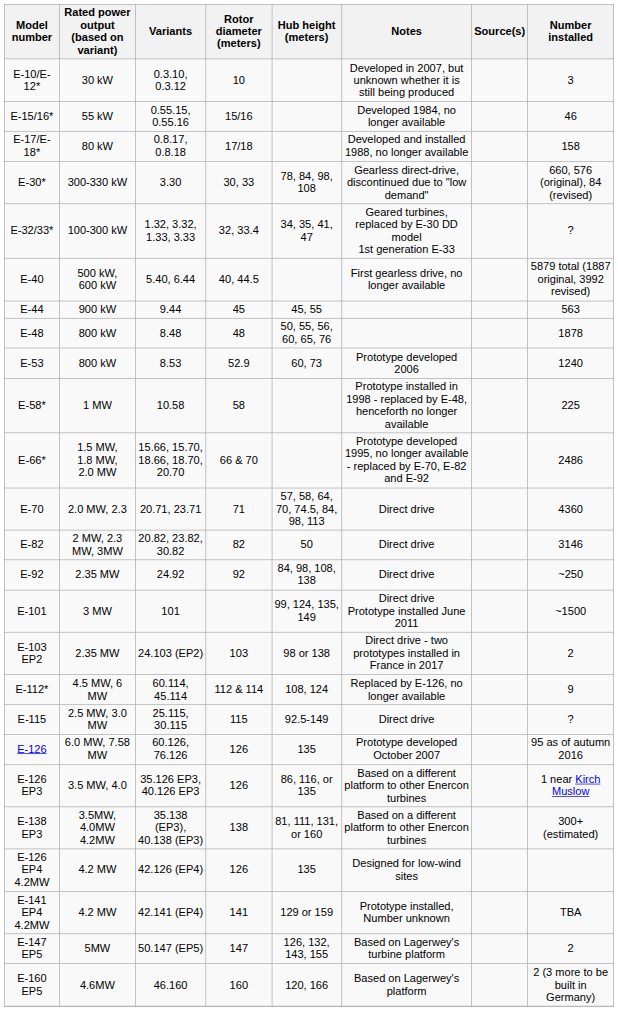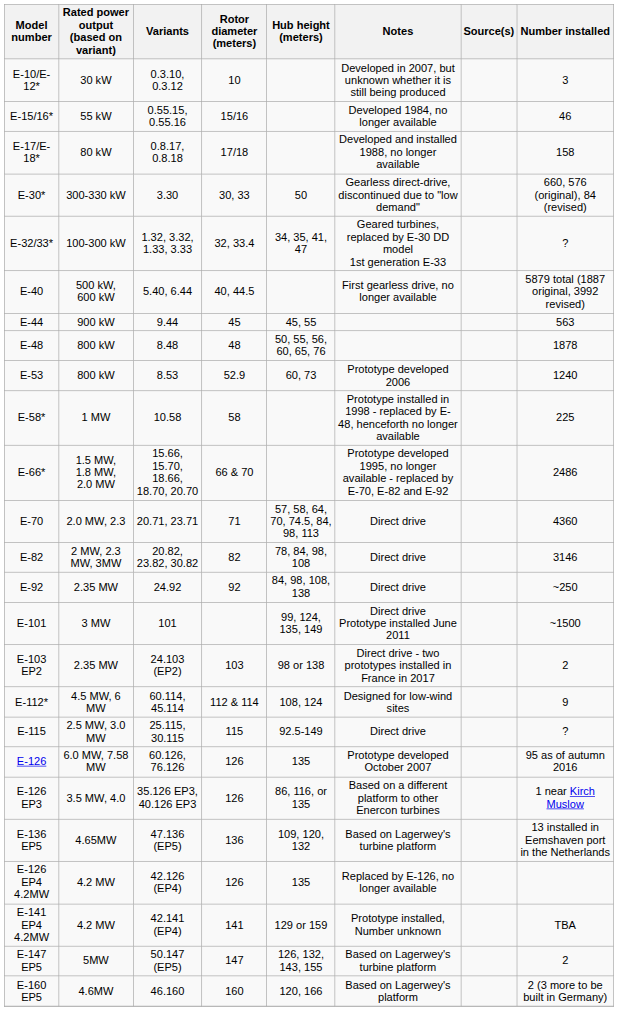(307, 182) 78, 84, 98, 108 -> (301, 195) 50
(307, 545) 50 -> (301, 557) 78, 84, 98, 108
(407, 689) Replaced by E-126, no longer available -> (398, 702) Designed for low-wind sites
+ row: (32, 840)
- row: (32, 828)
(407, 870) Designed for low-wind sites -> (398, 882) Replaced by E-126, no longer available
